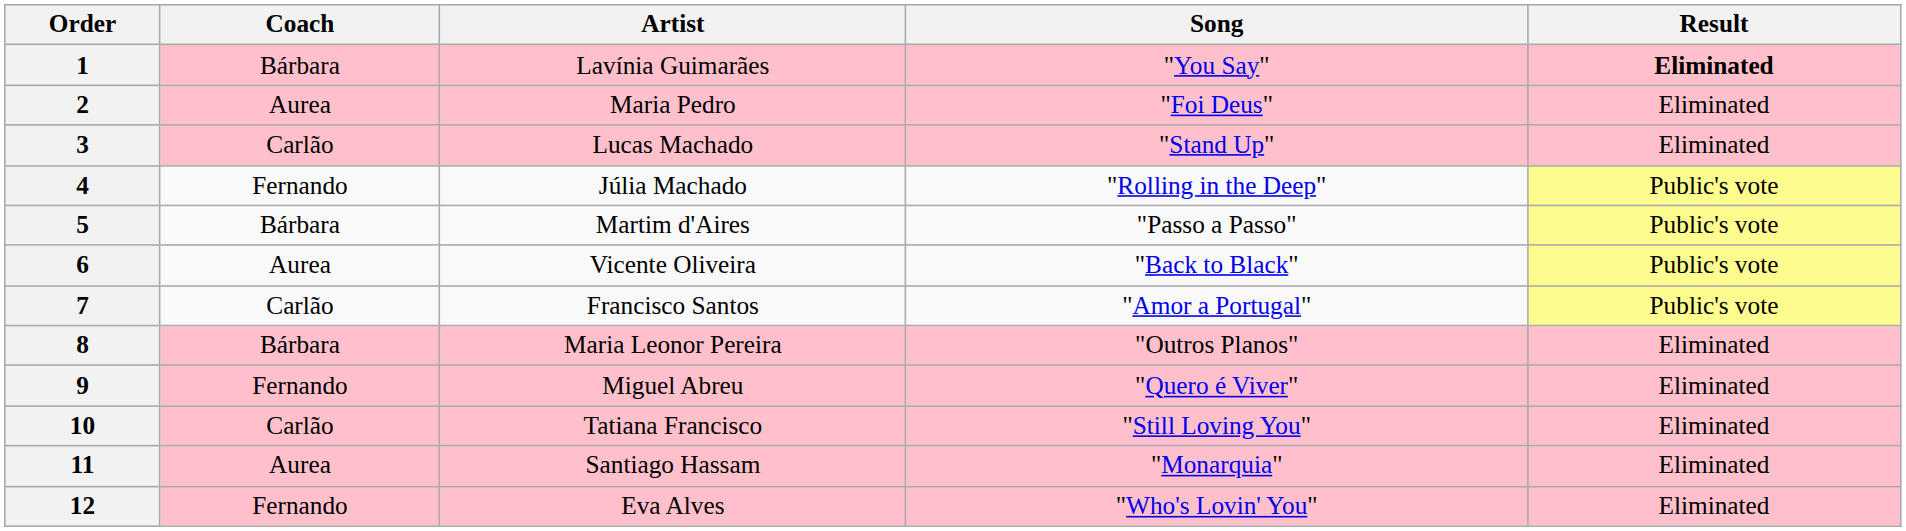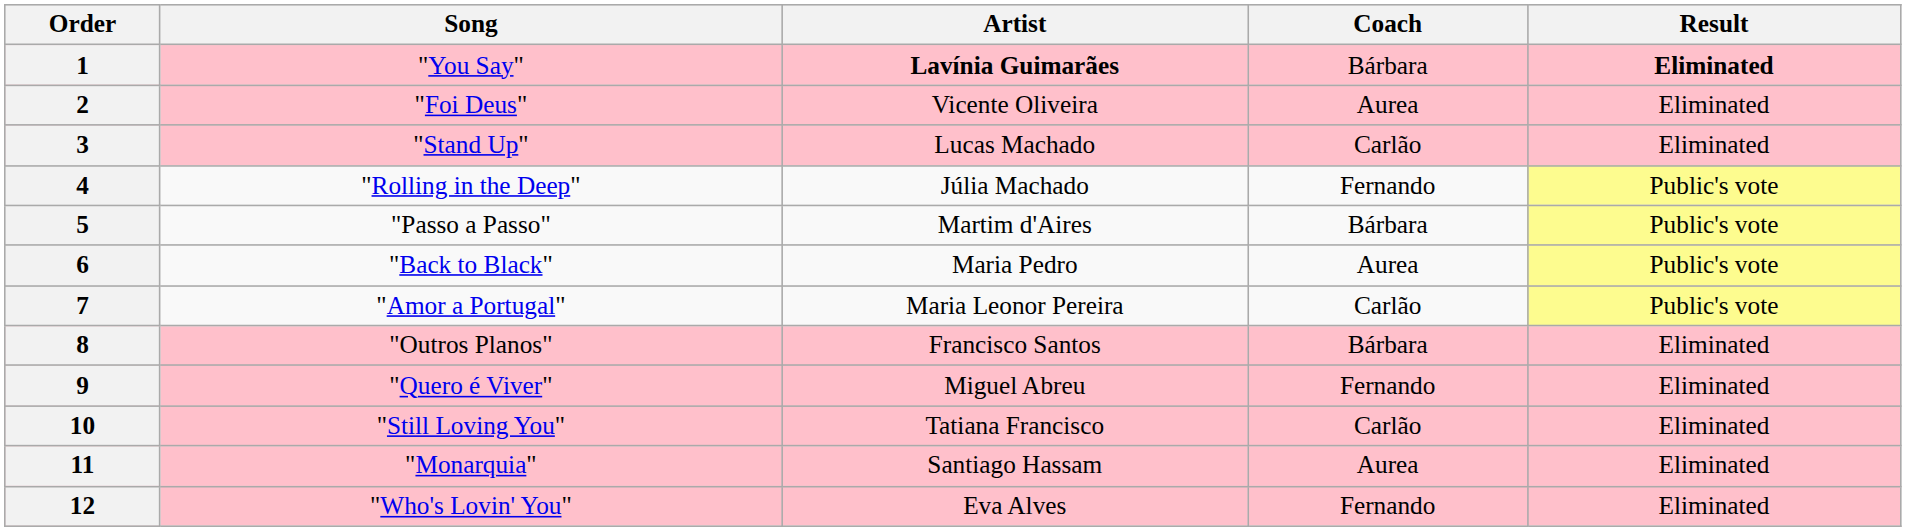columns swapped: (300, 24) <-> (1217, 24)
(673, 64) normal -> (1015, 64) bold
(673, 104) Maria Pedro -> (1015, 104) Vicente Oliveira
(673, 265) Vicente Oliveira -> (1015, 265) Maria Pedro
(673, 305) Francisco Santos -> (1015, 305) Maria Leonor Pereira
(673, 345) Maria Leonor Pereira -> (1015, 345) Francisco Santos
